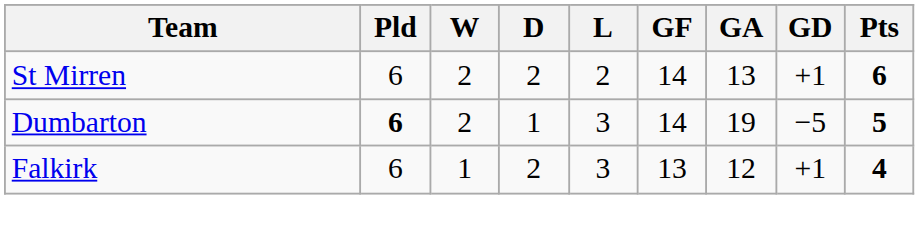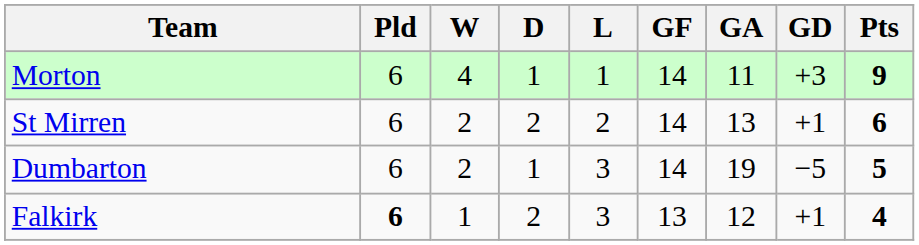+ row: (56, 74)
(395, 121) bold -> (395, 168) normal
(395, 168) normal -> (395, 215) bold
